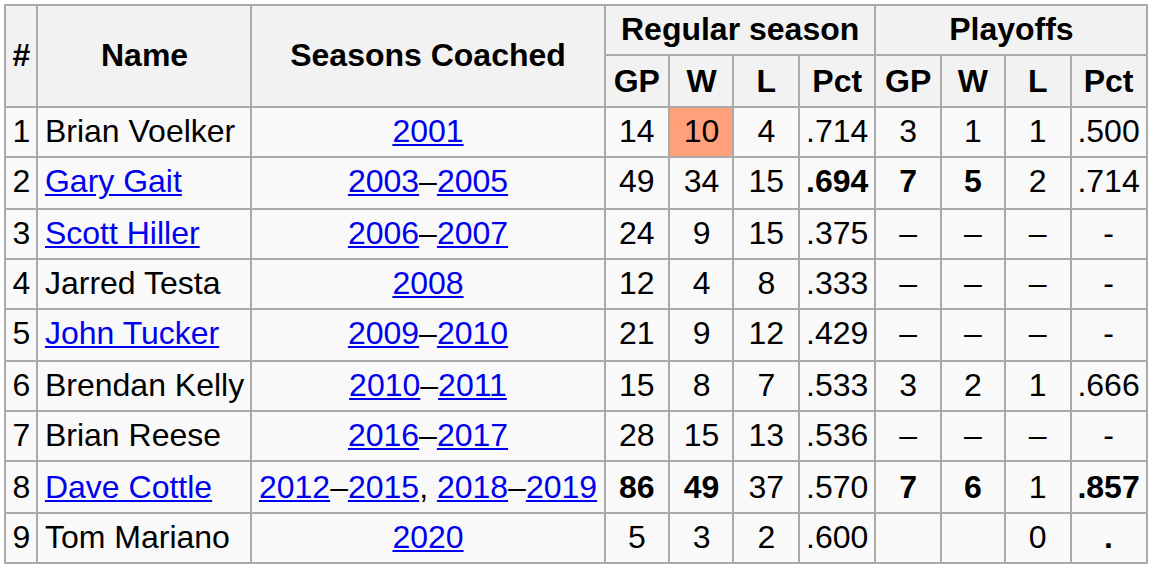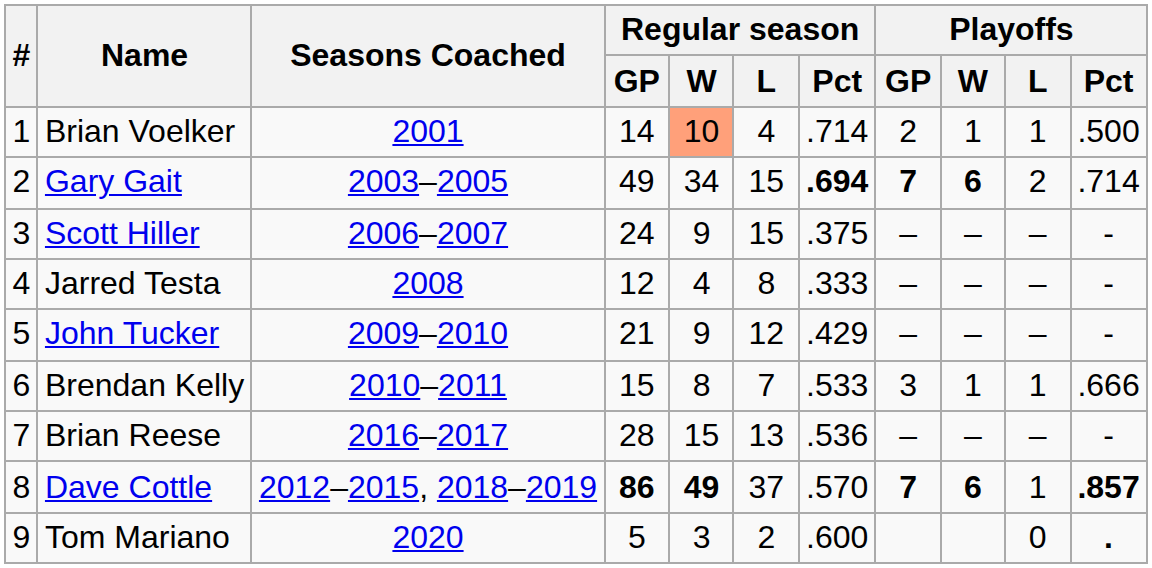(908, 131) 3 -> (908, 131) 2
(973, 182) 5 -> (973, 182) 6
(973, 385) 2 -> (973, 385) 1
